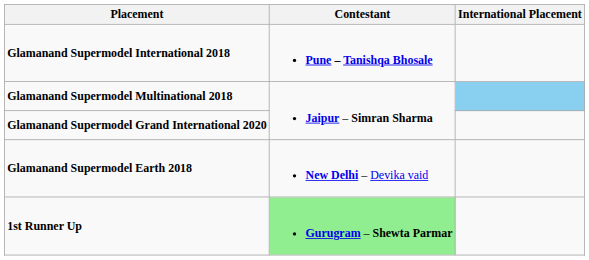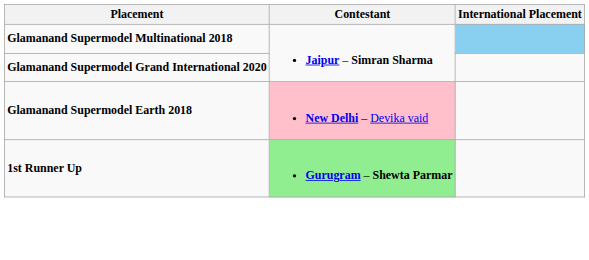- row: (119, 53)
(362, 176) no background -> (362, 118) pink background
